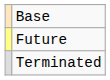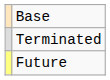rows swapped: (41, 40) <-> (59, 63)
